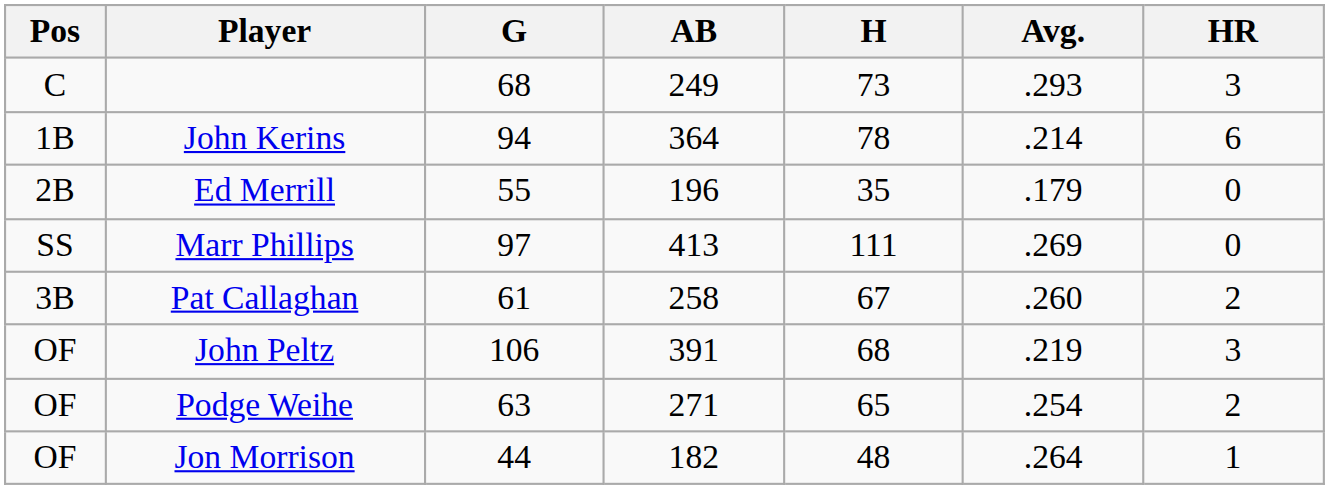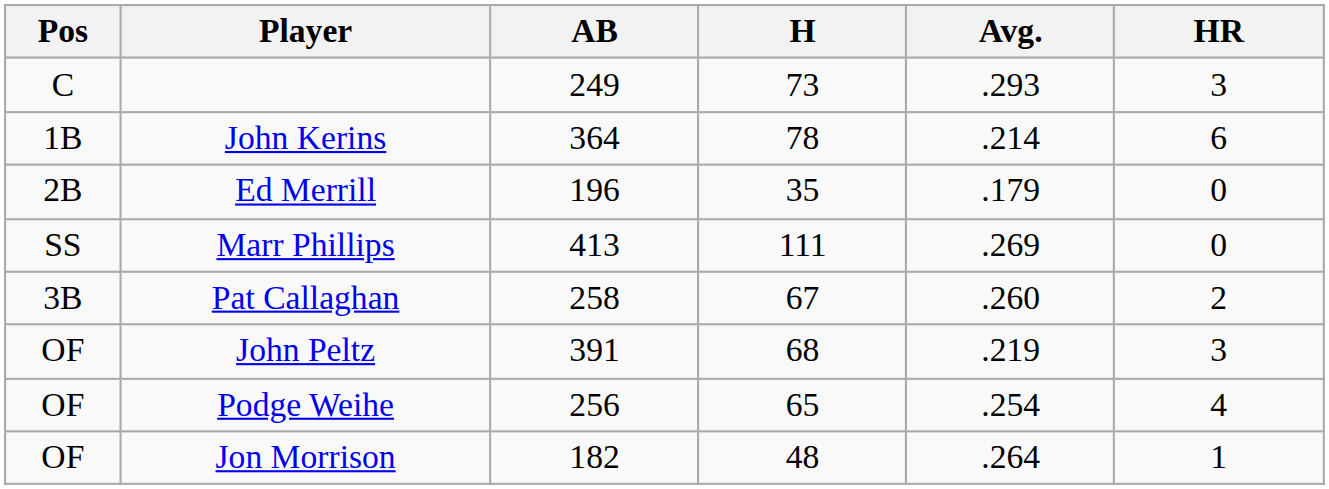- column: (514, 31)
(694, 404) 271 -> (595, 404) 256
(1233, 404) 2 -> (1219, 404) 4
